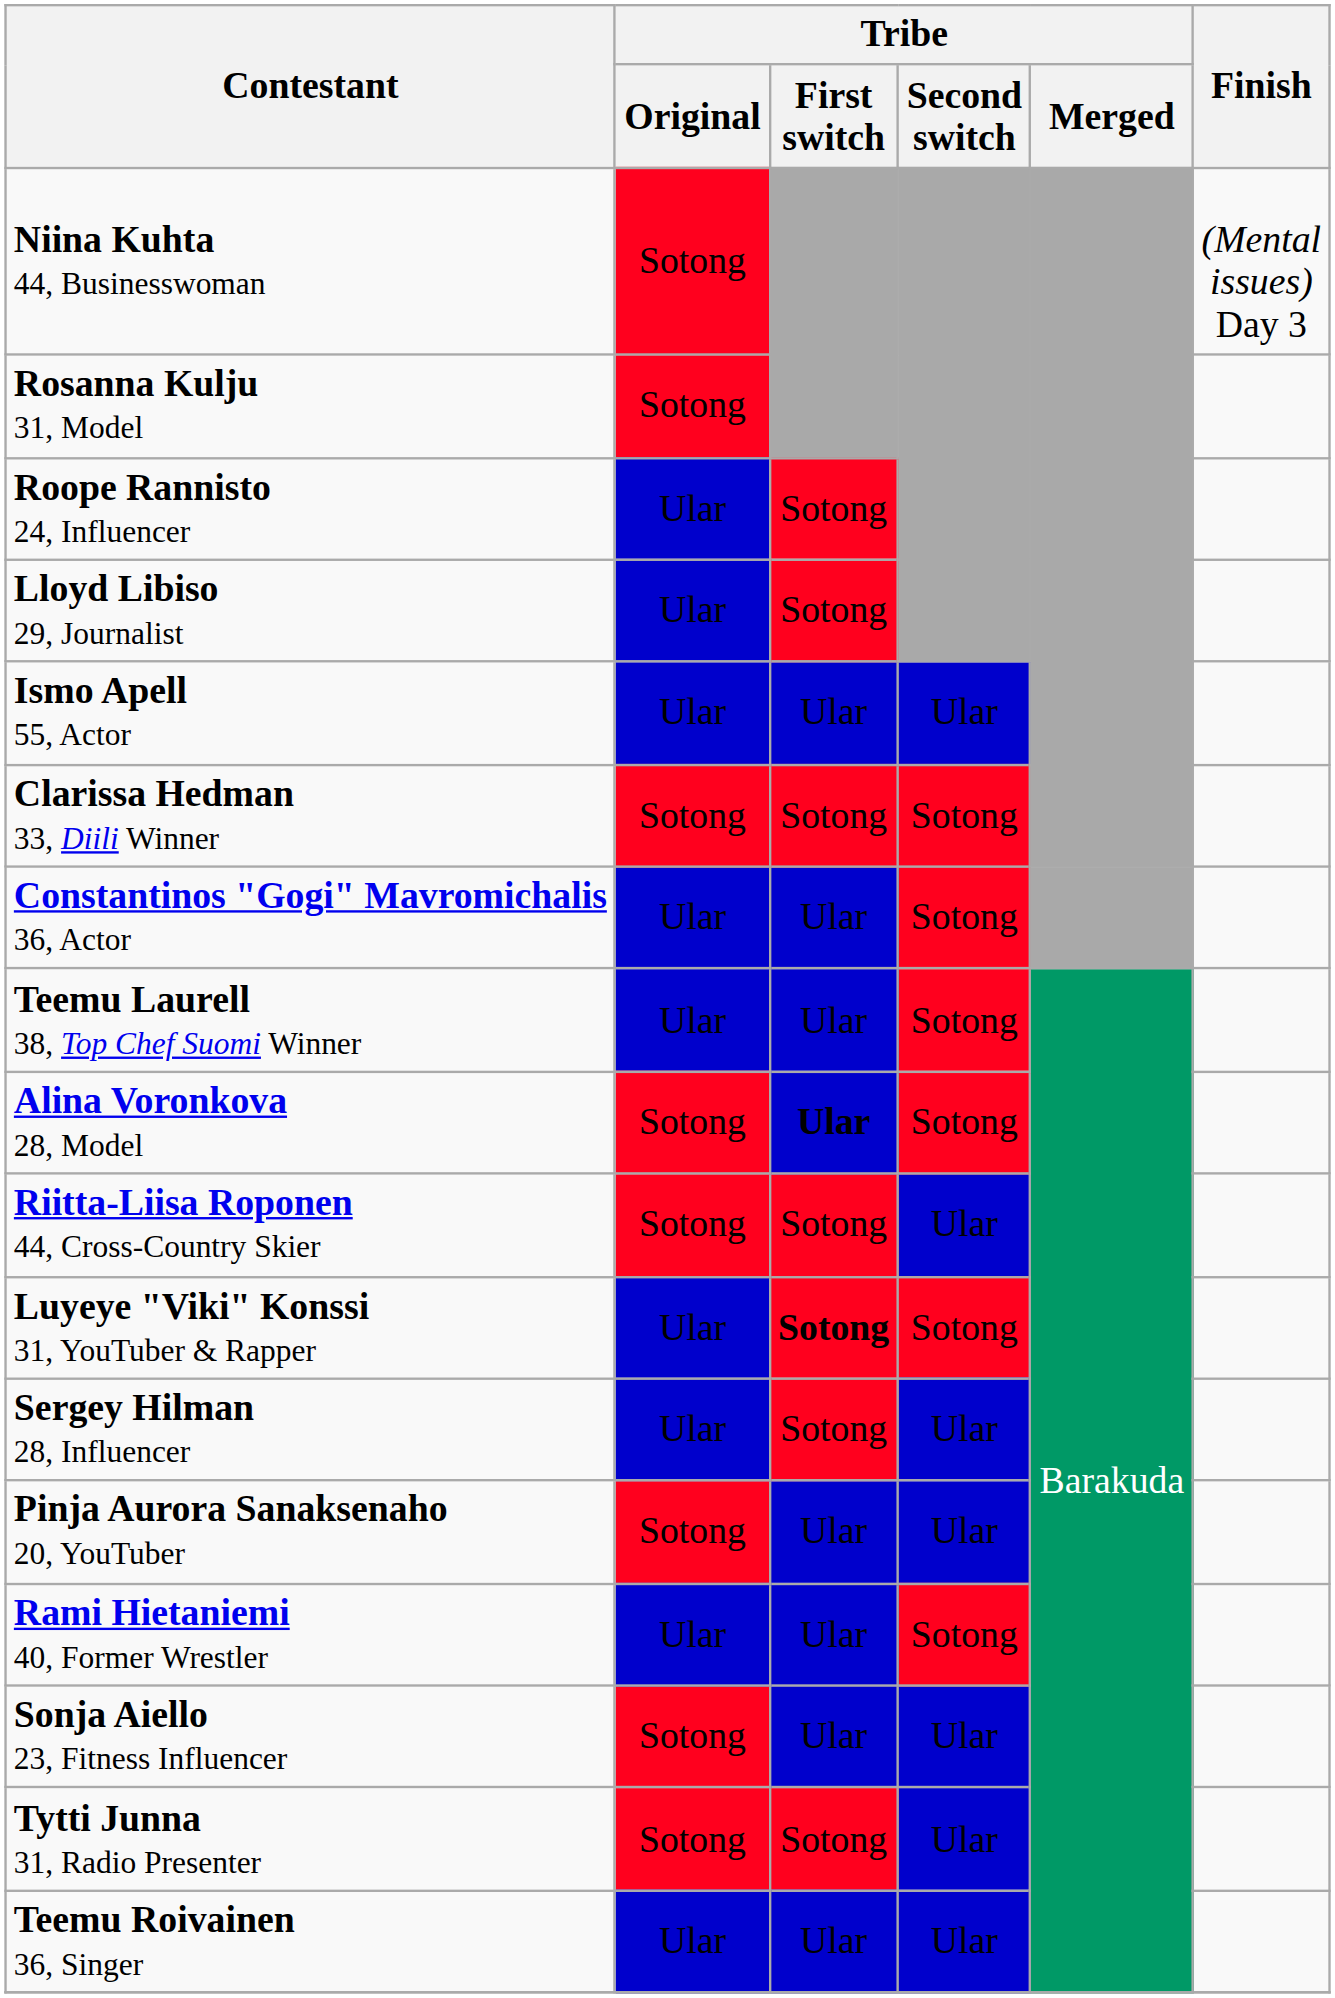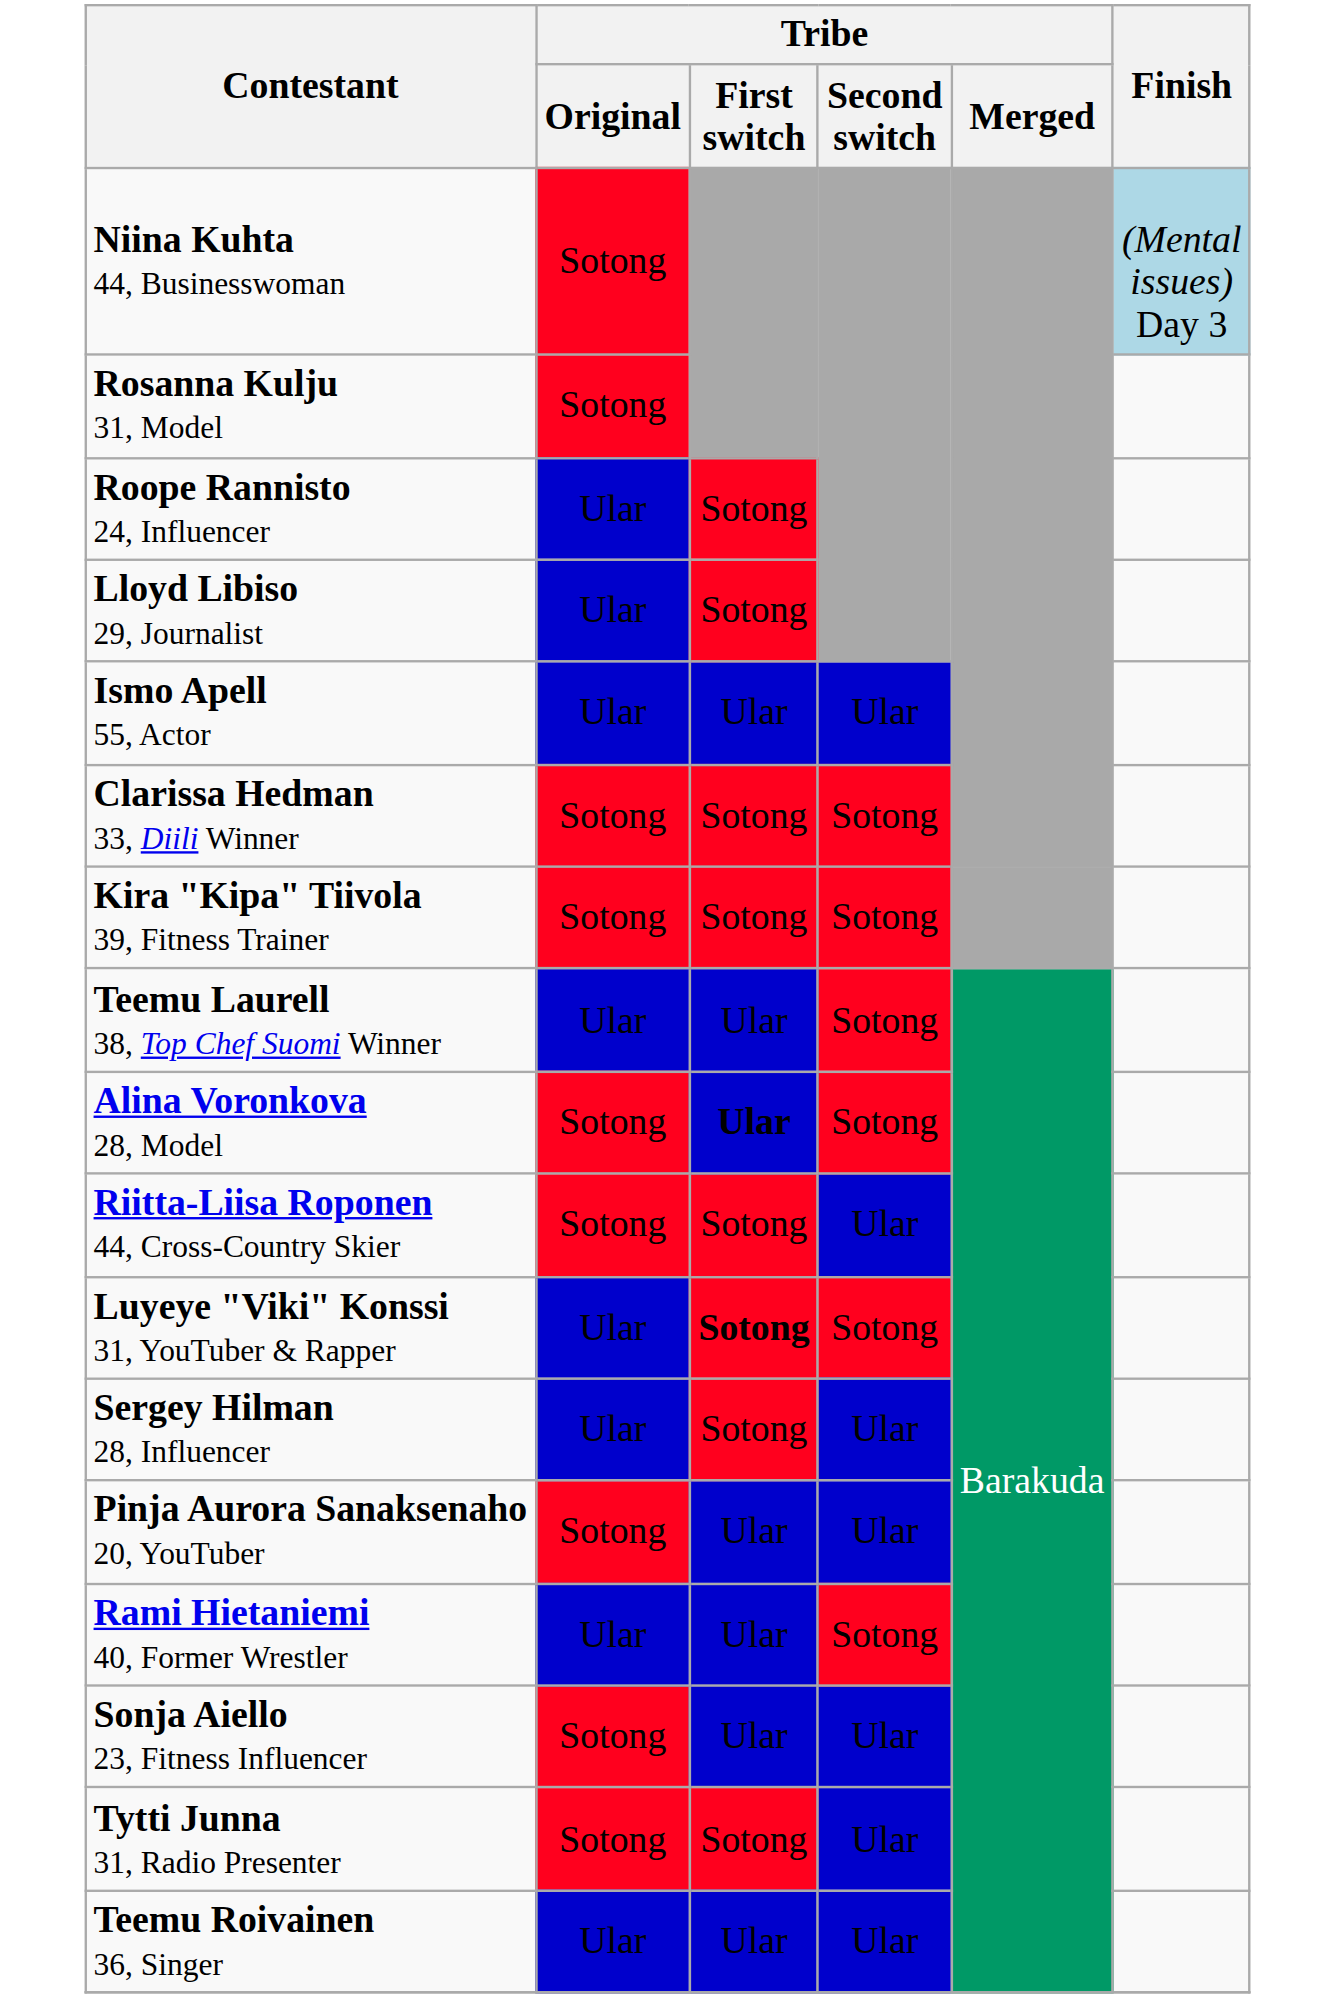(1261, 281) no background -> (1182, 281) lightblue background
- row: (310, 917)
+ row: (258, 917)
